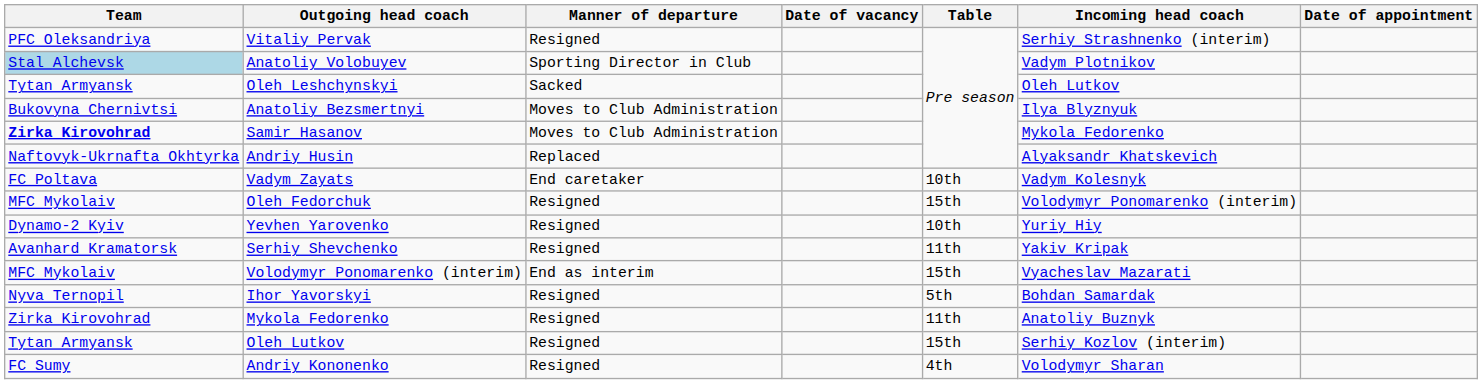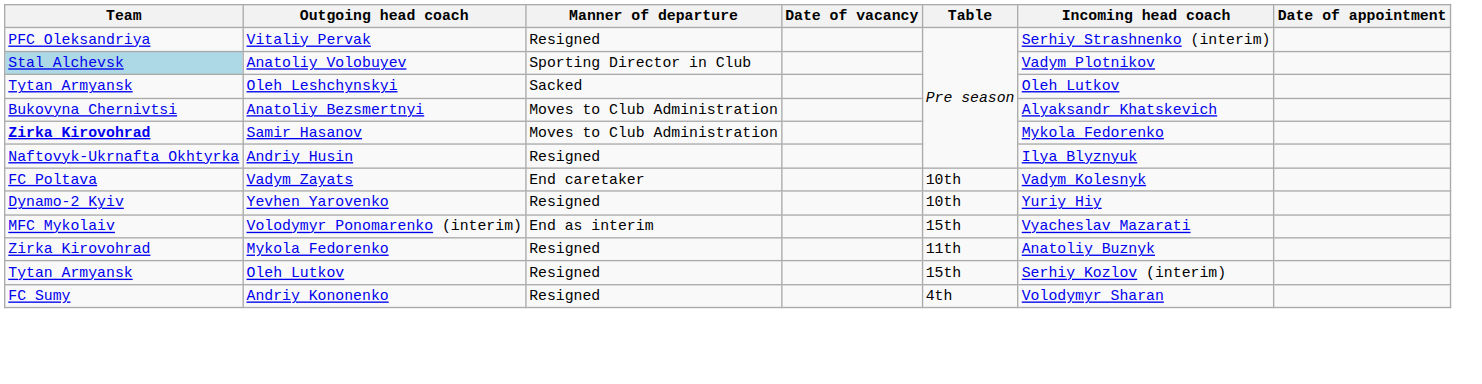(1079, 110) Ilya Blyznyuk -> (1119, 110) Alyaksandr Khatskevich
(565, 156) Replaced -> (565, 156) Resigned
(1119, 156) Alyaksandr Khatskevich -> (1079, 156) Ilya Blyznyuk
- row: (309, 203)
- row: (322, 250)
- row: (309, 296)
